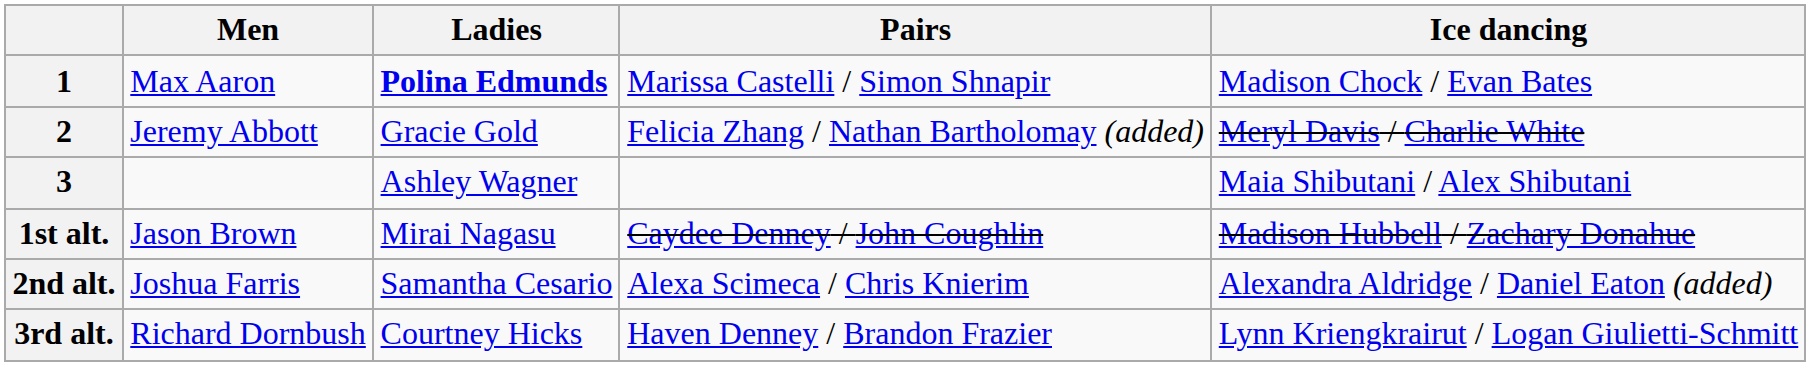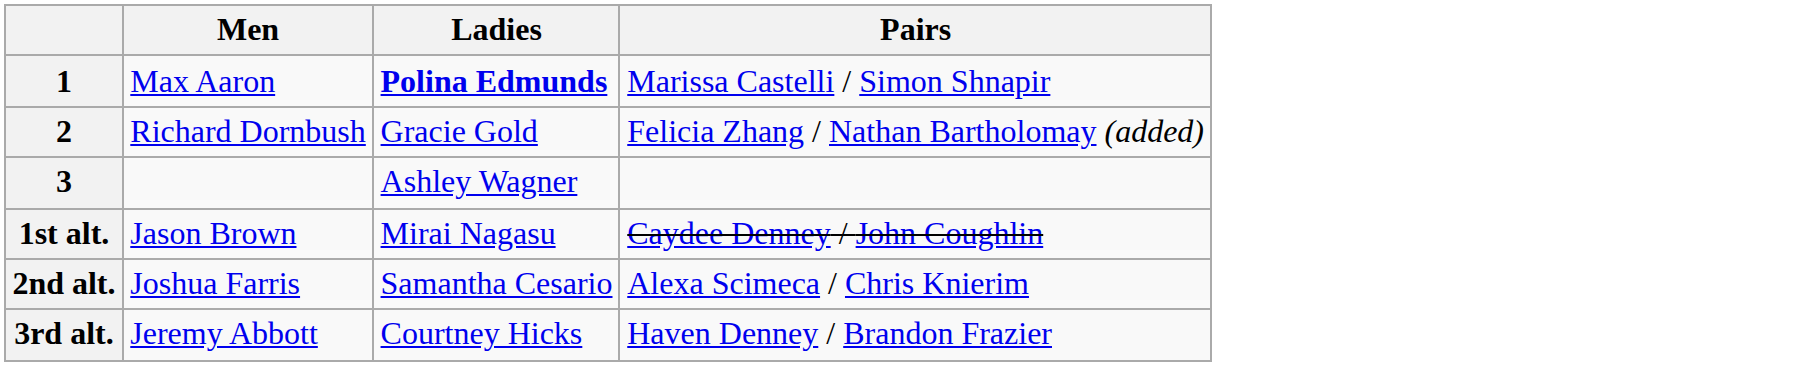- column: (1509, 29)
(224, 131) Jeremy Abbott -> (248, 131) Richard Dornbush
(248, 334) Richard Dornbush -> (224, 334) Jeremy Abbott
